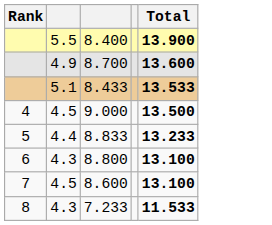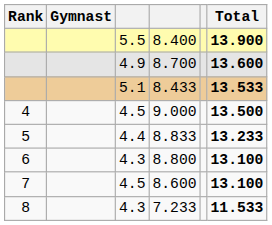+ column: (81, 17)
